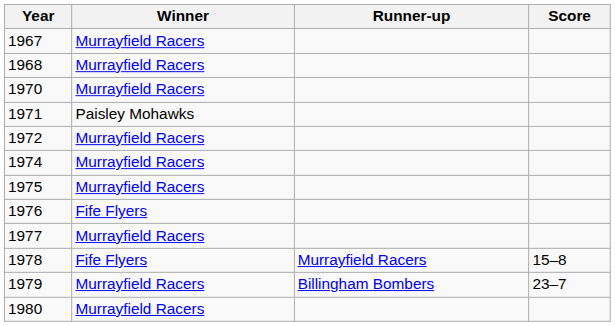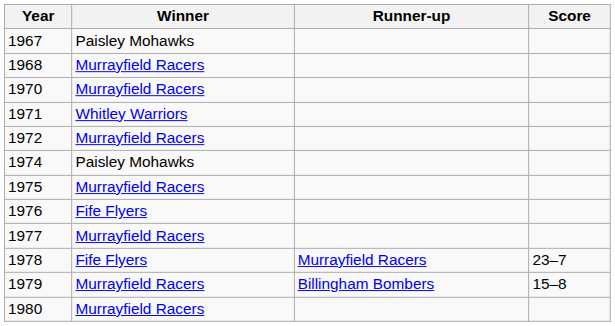(140, 41) Murrayfield Racers -> (135, 41) Paisley Mohawks
(135, 114) Paisley Mohawks -> (131, 114) Whitley Warriors
(140, 162) Murrayfield Racers -> (135, 162) Paisley Mohawks
(550, 260) 15–8 -> (550, 260) 23–7
(550, 284) 23–7 -> (550, 284) 15–8
